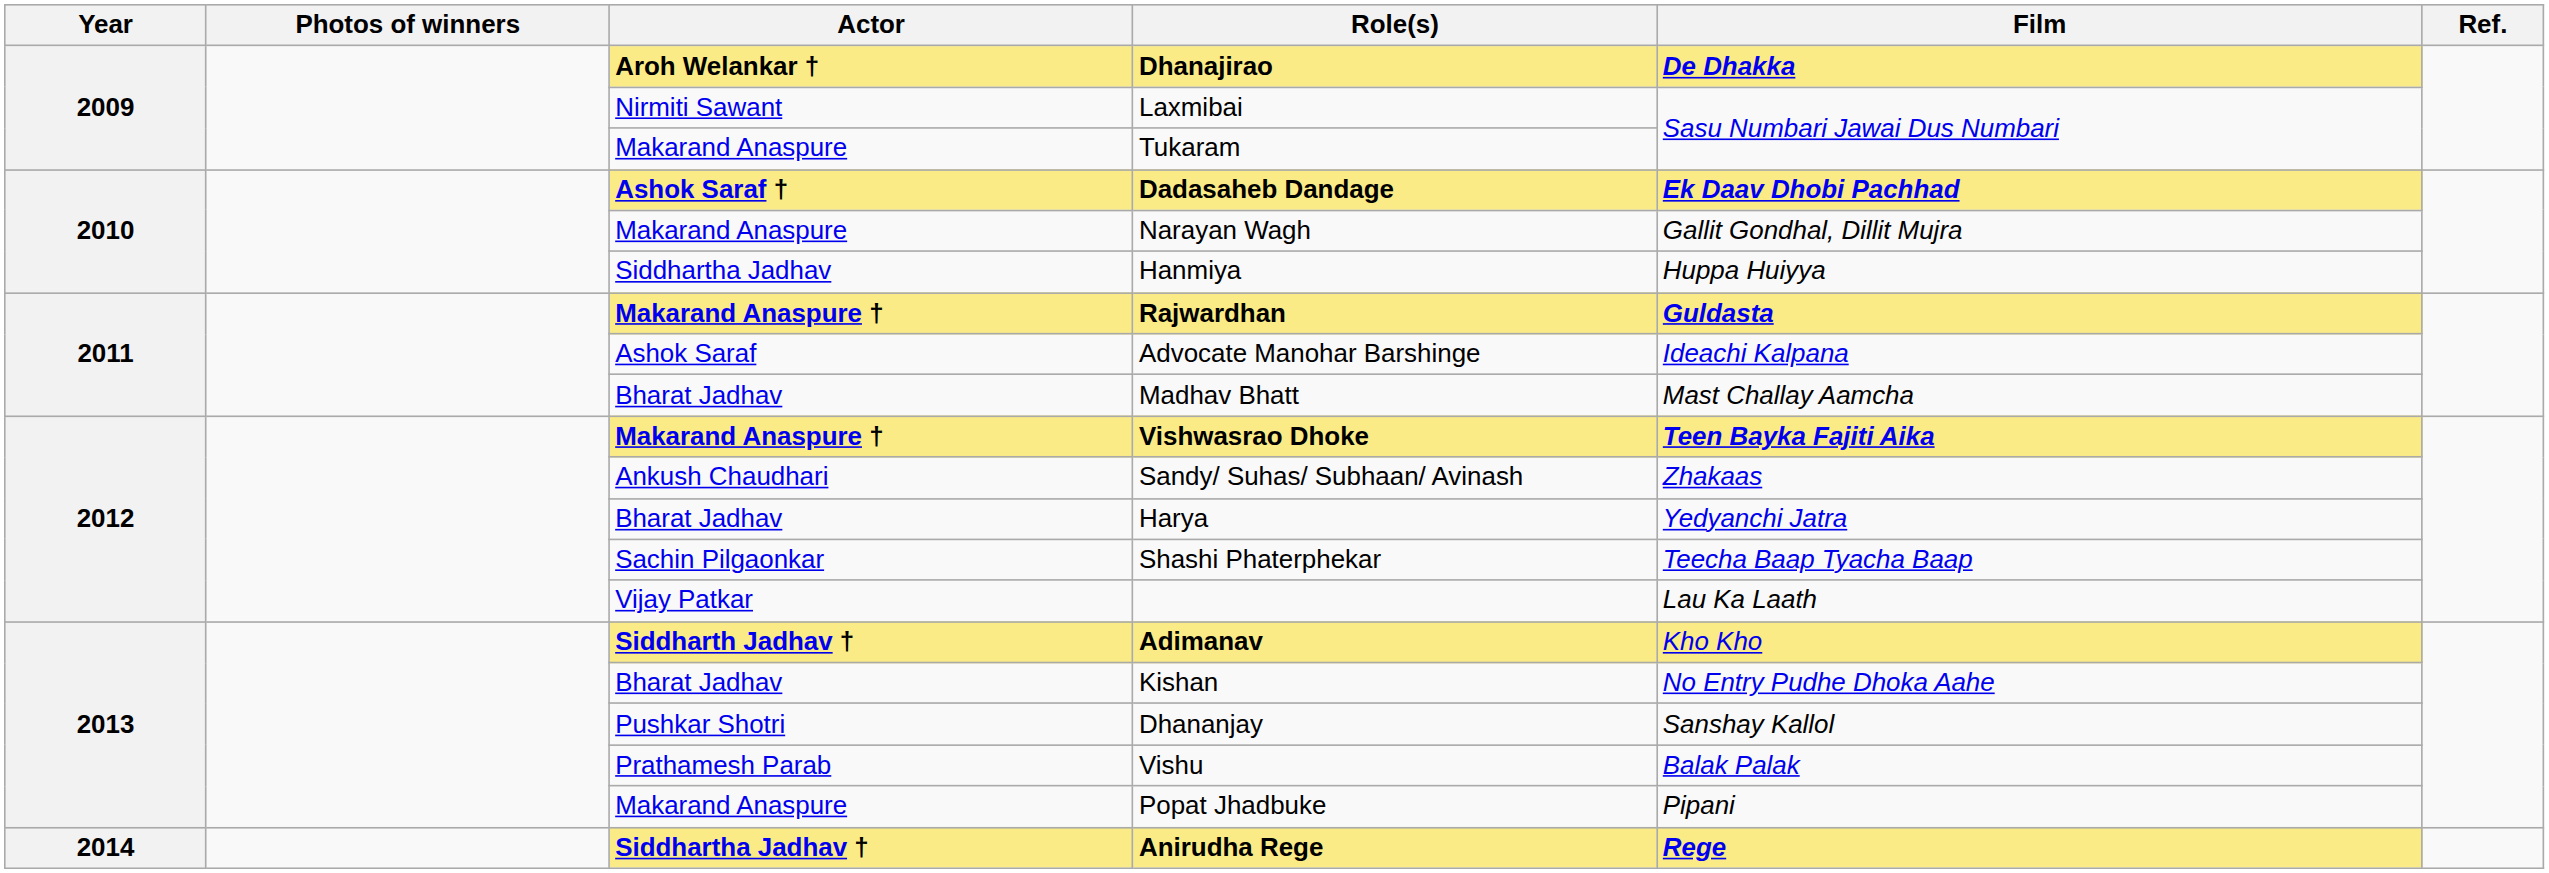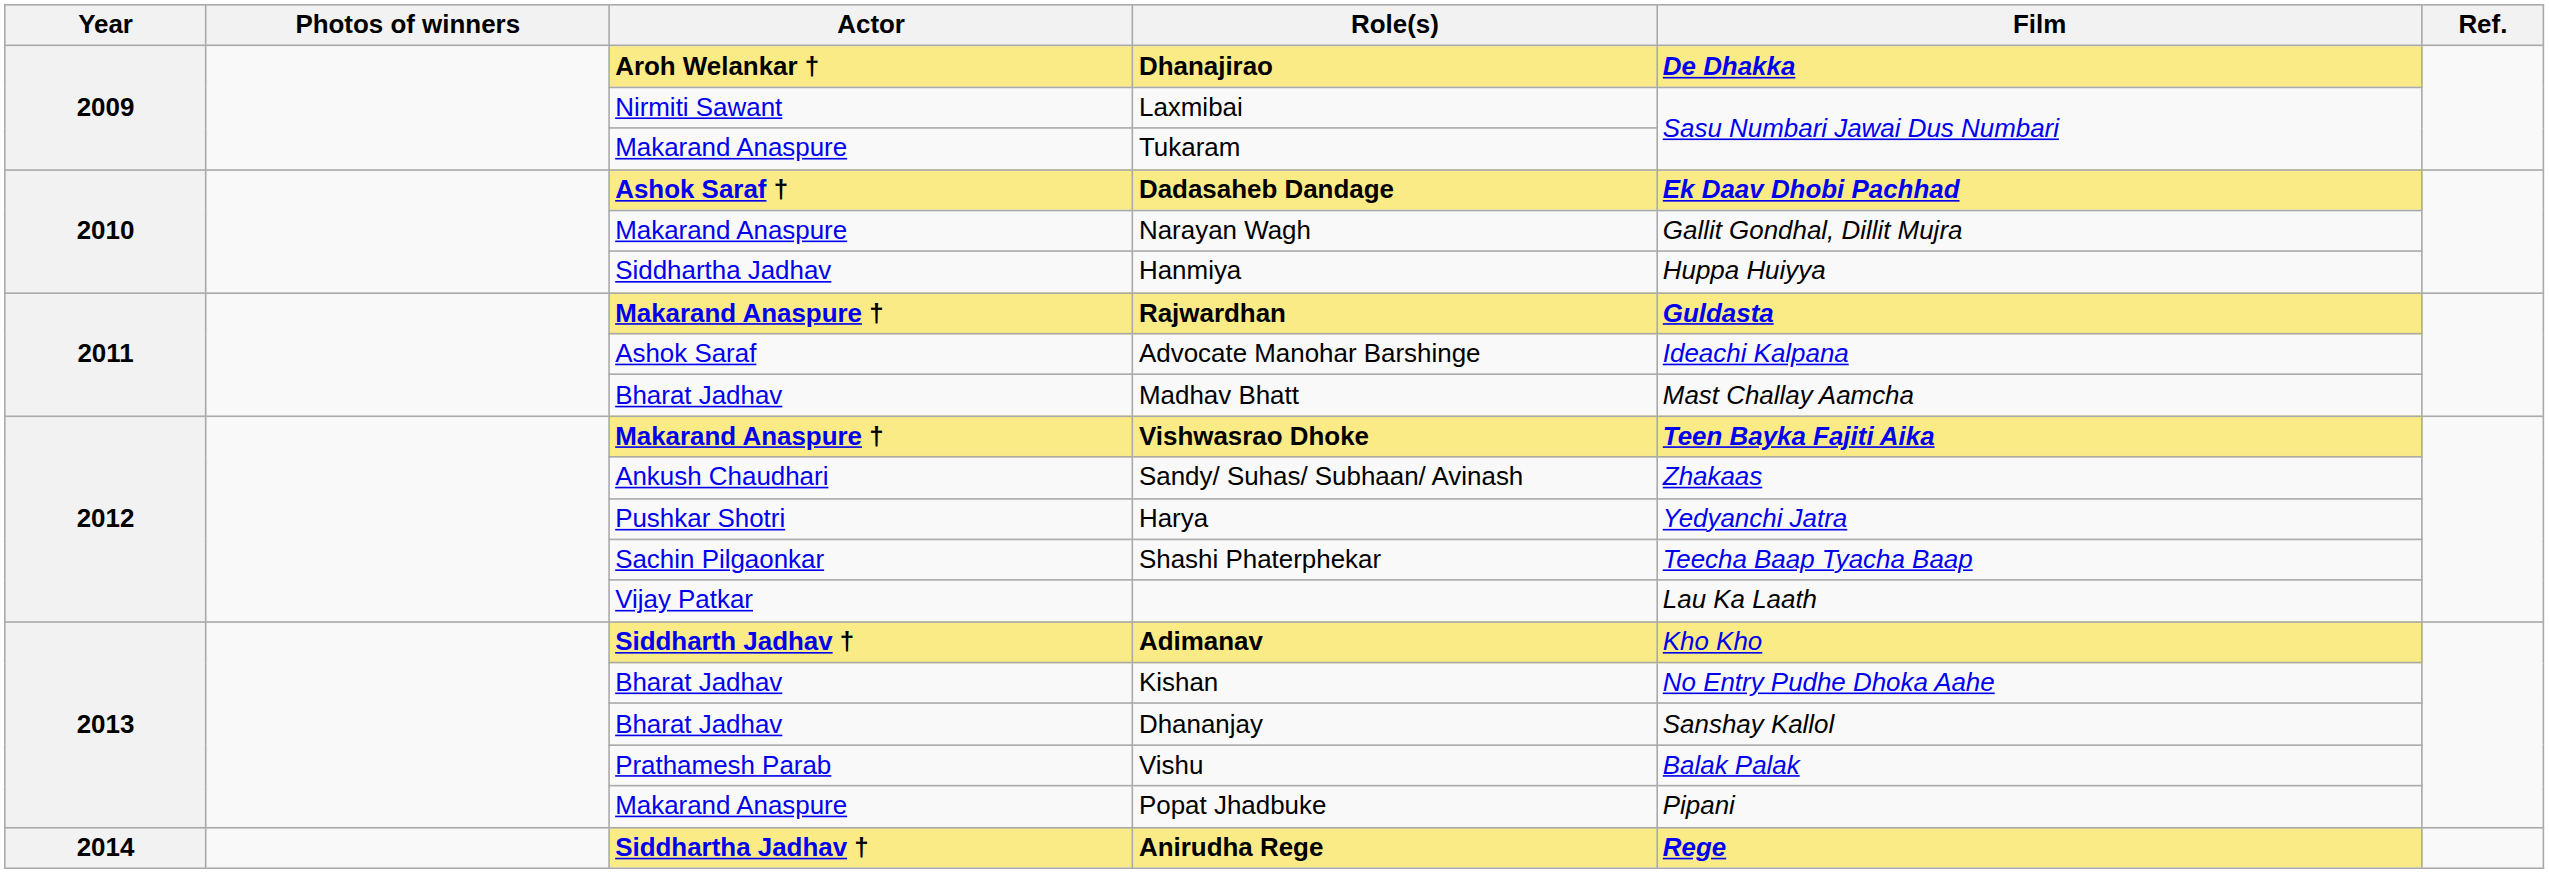(699, 518) Bharat Jadhav -> (700, 518) Pushkar Shotri
(700, 723) Pushkar Shotri -> (699, 723) Bharat Jadhav
